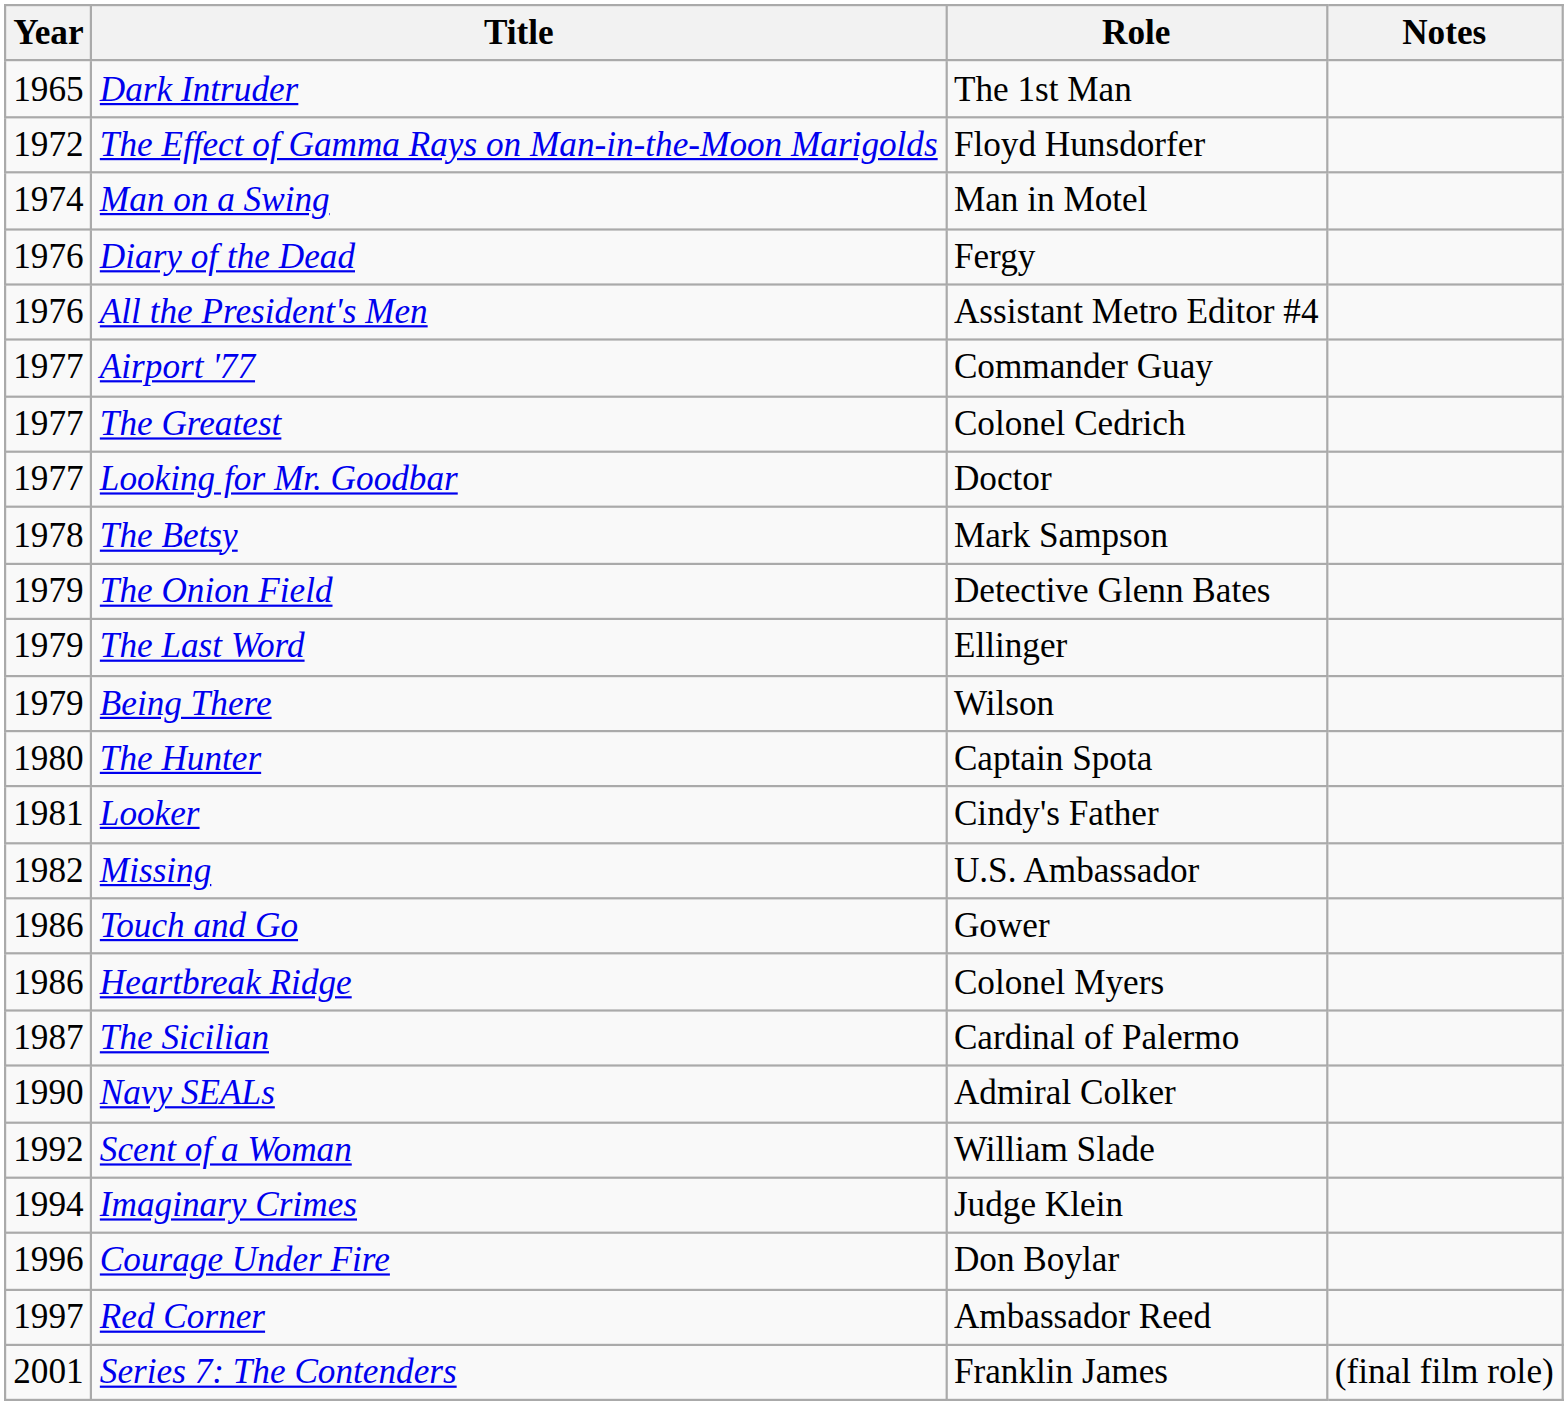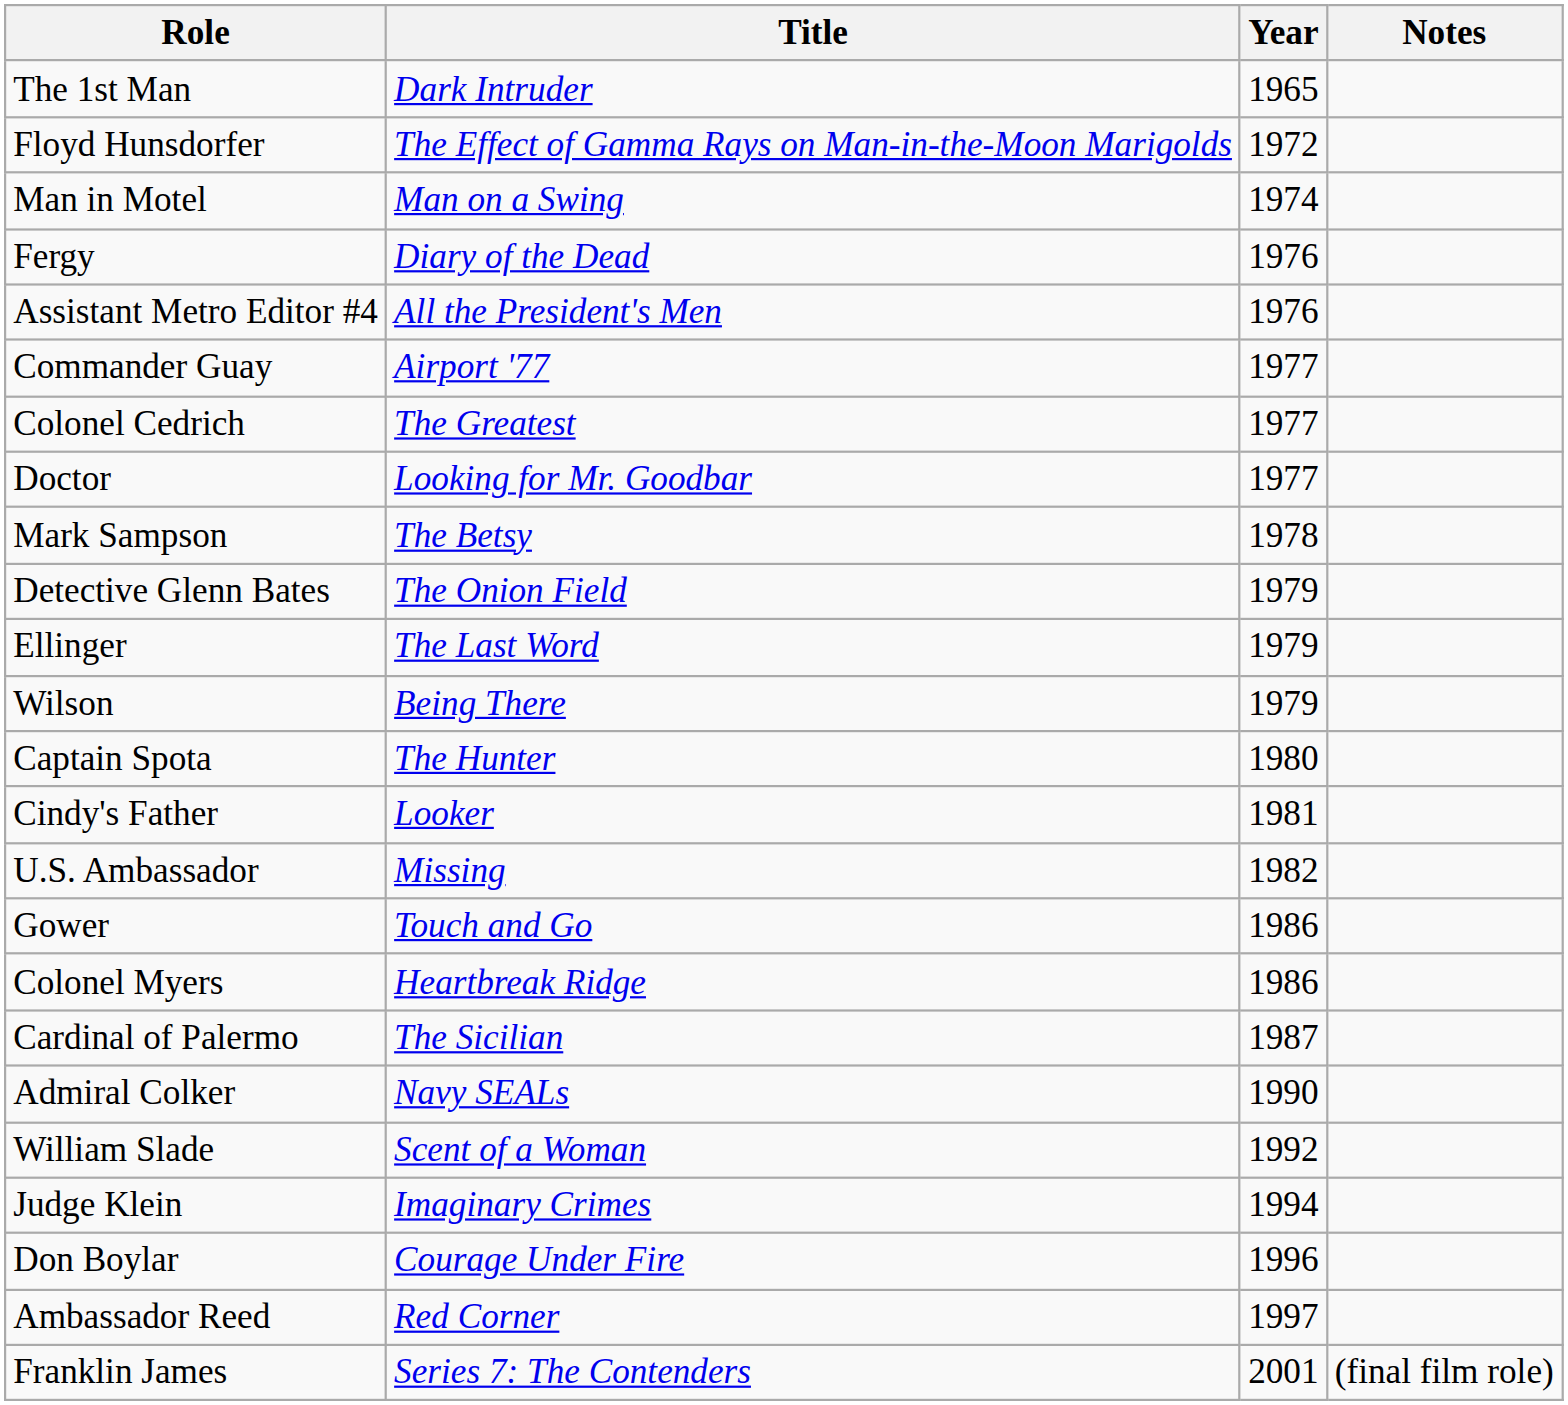columns swapped: (48, 32) <-> (1136, 32)
